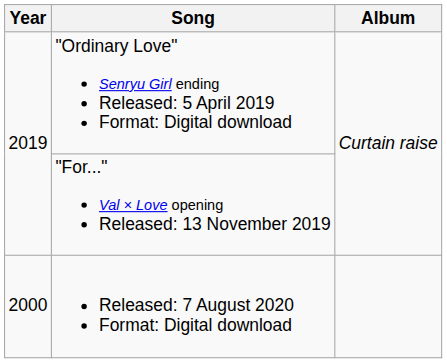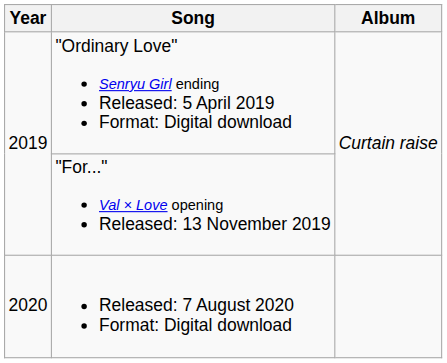(28, 306) 2000 -> (28, 306) 2020
